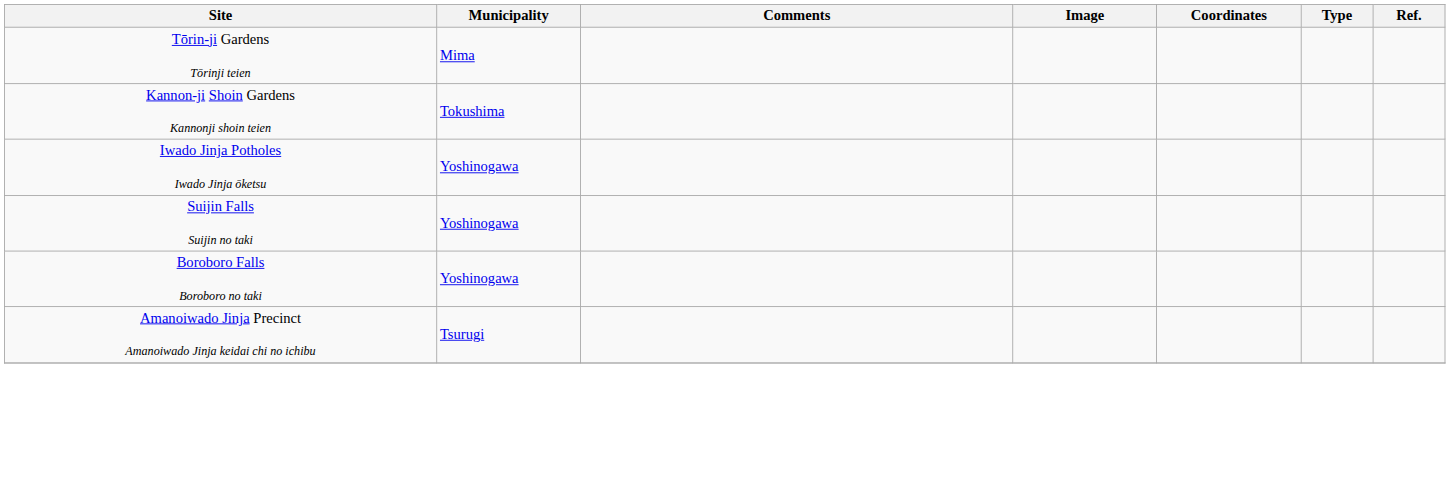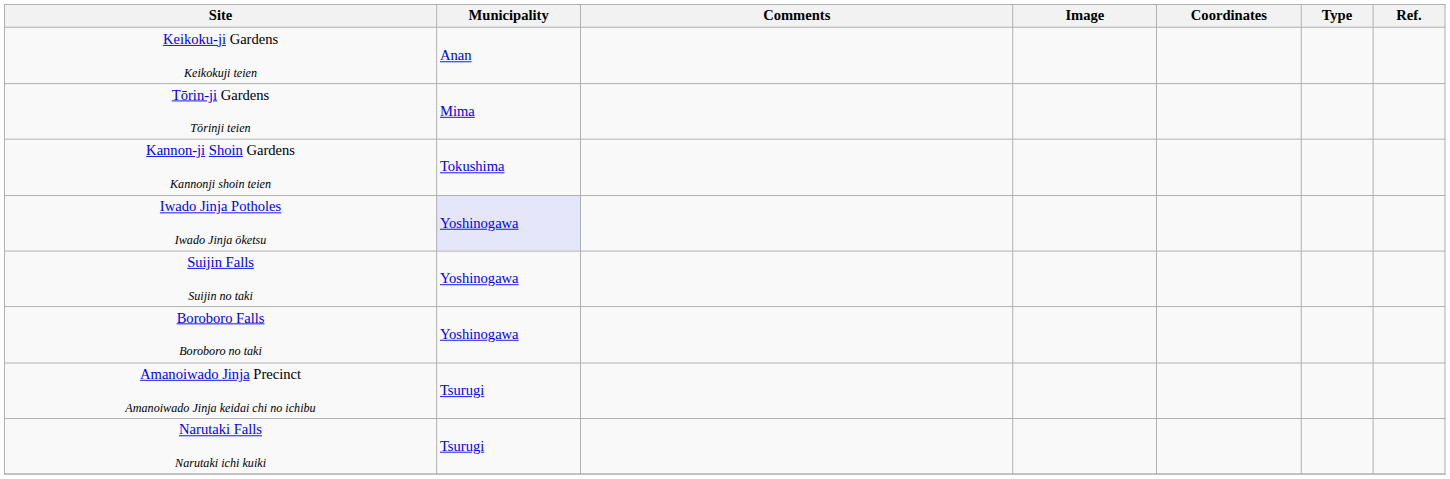+ row: (221, 55)
(479, 167) no background -> (479, 223) lavender background
+ row: (221, 446)
